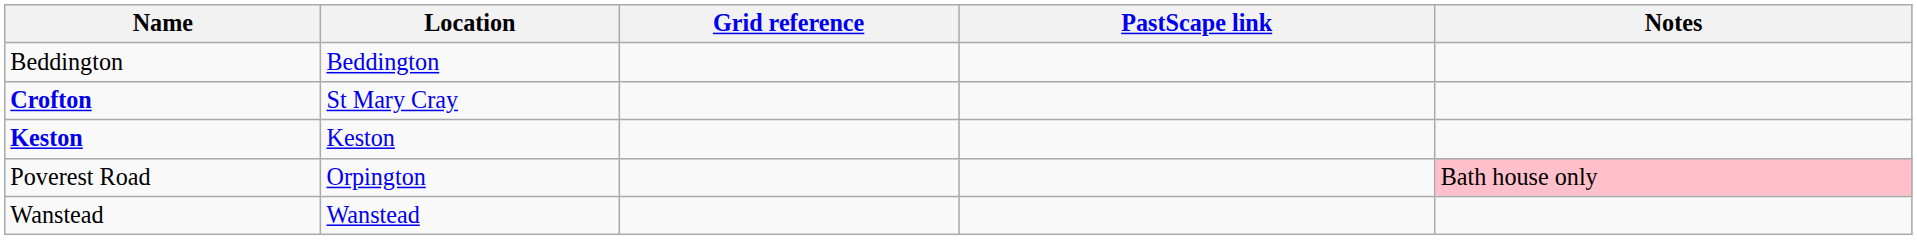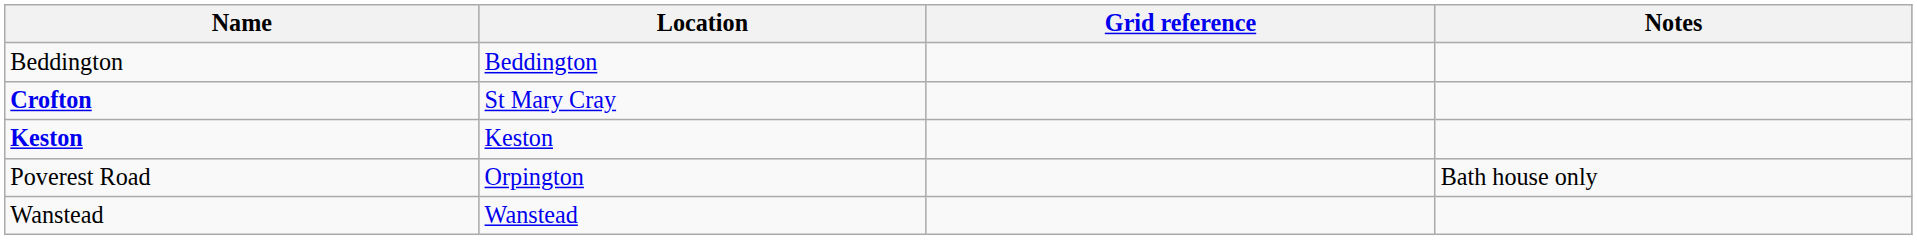- column: (1197, 23)
(1519, 176) pink background -> (1519, 176) no background
